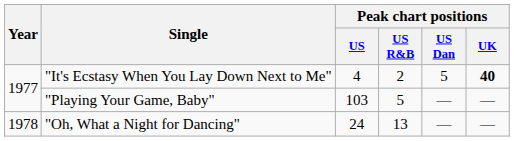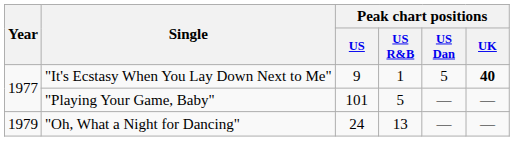(357, 76) 4 -> (357, 76) 9
(400, 76) 2 -> (400, 76) 1
(357, 100) 103 -> (357, 100) 101
(23, 123) 1978 -> (23, 123) 1979
